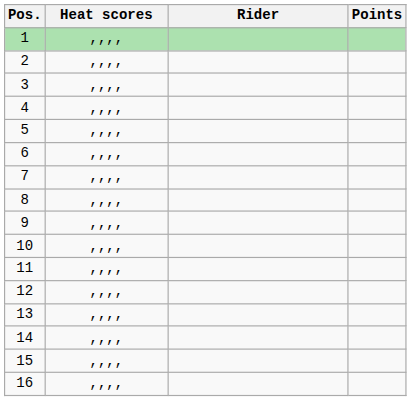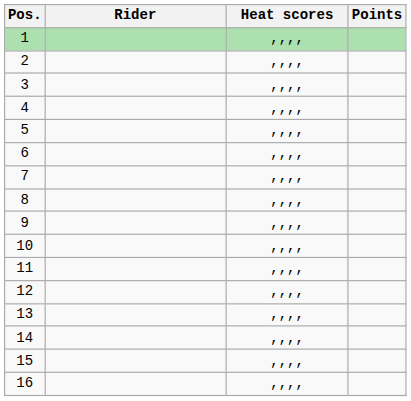columns swapped: (258, 16) <-> (106, 16)
